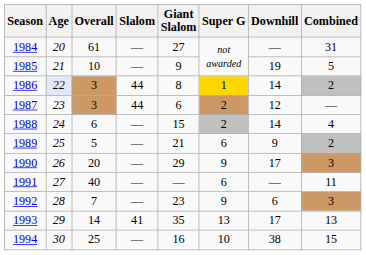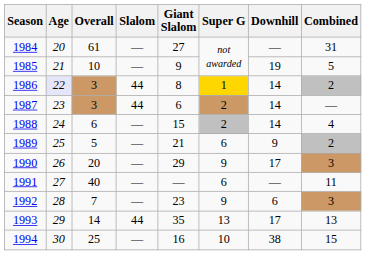(275, 104) 12 -> (275, 104) 14
(137, 220) 41 -> (137, 220) 44
